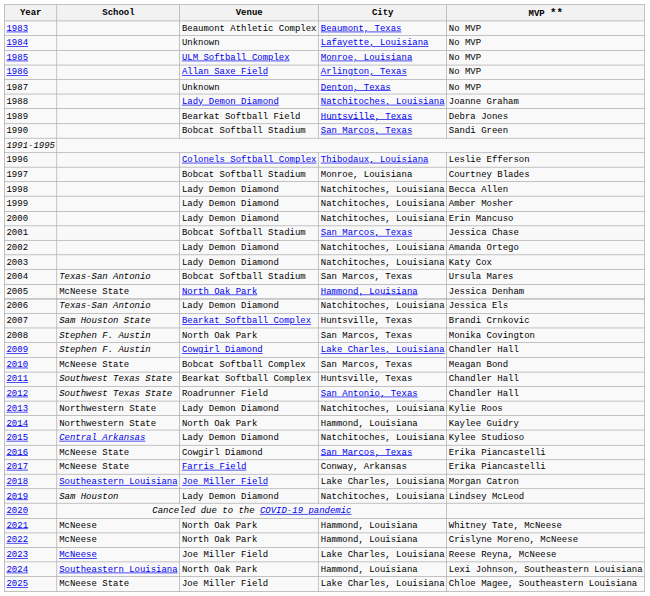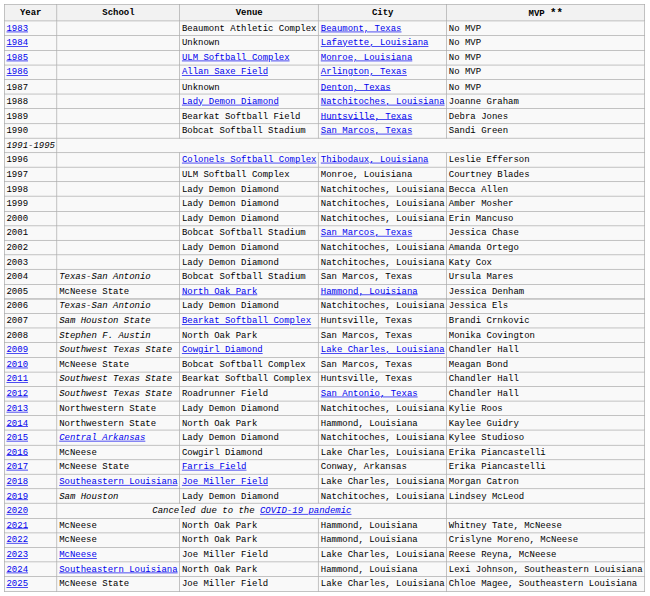(244, 175) Bobcat Softball Stadium -> (236, 175) ULM Softball Complex
(105, 350) Stephen F. Austin -> (116, 350) Southwest Texas State
(94, 452) McNeese State -> (78, 452) McNeese
(367, 452) San Marcos, Texas -> (383, 452) Lake Charles, Louisiana
